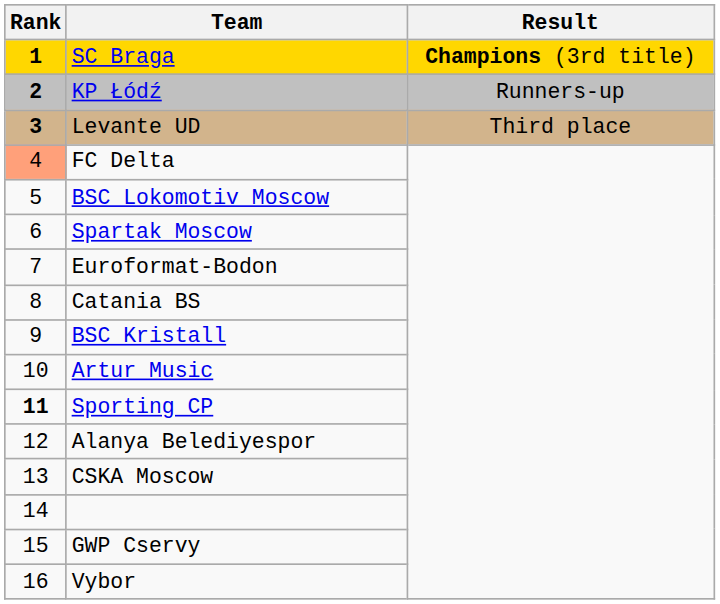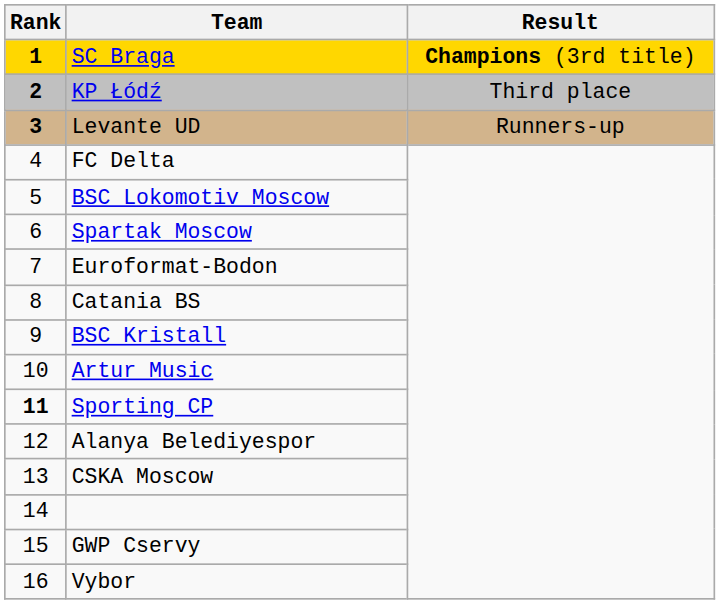(560, 92) Runners-up -> (560, 92) Third place
(560, 127) Third place -> (560, 127) Runners-up
(36, 162) lightsalmon background -> (36, 162) no background
